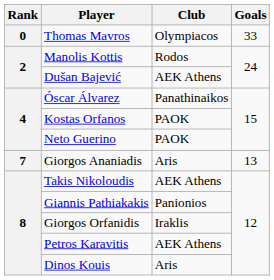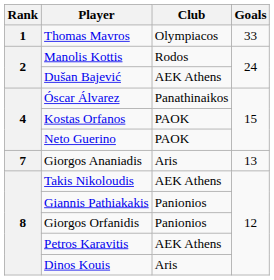(23, 35) 0 -> (23, 35) 1
(172, 222) Iraklis -> (181, 222) Panionios
